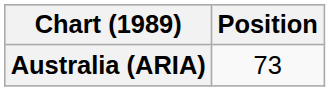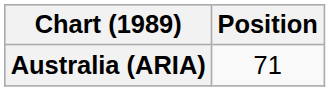(268, 65) 73 -> (268, 65) 71
